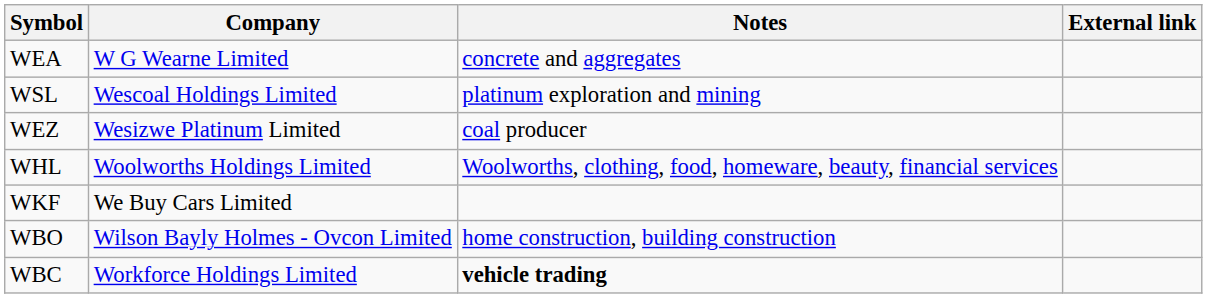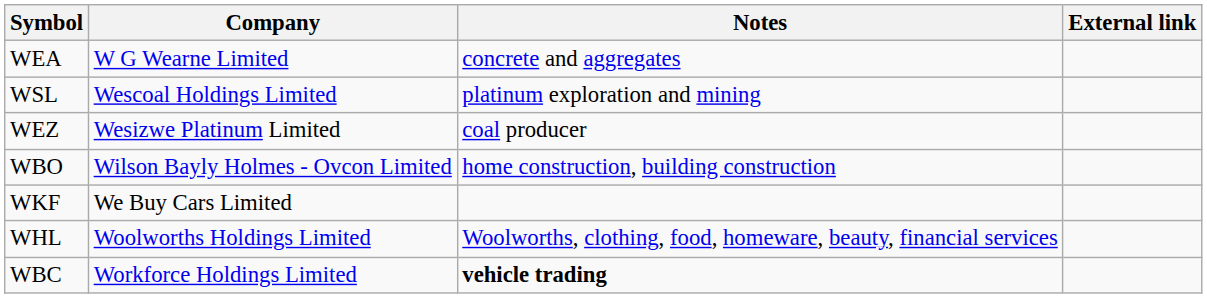rows swapped: (36, 238) <-> (36, 166)
